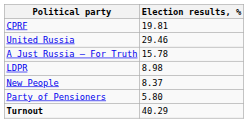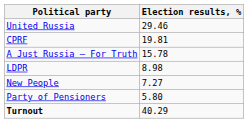rows swapped: (40, 40) <-> (17, 26)
(152, 82) 8.37 -> (152, 82) 7.27
